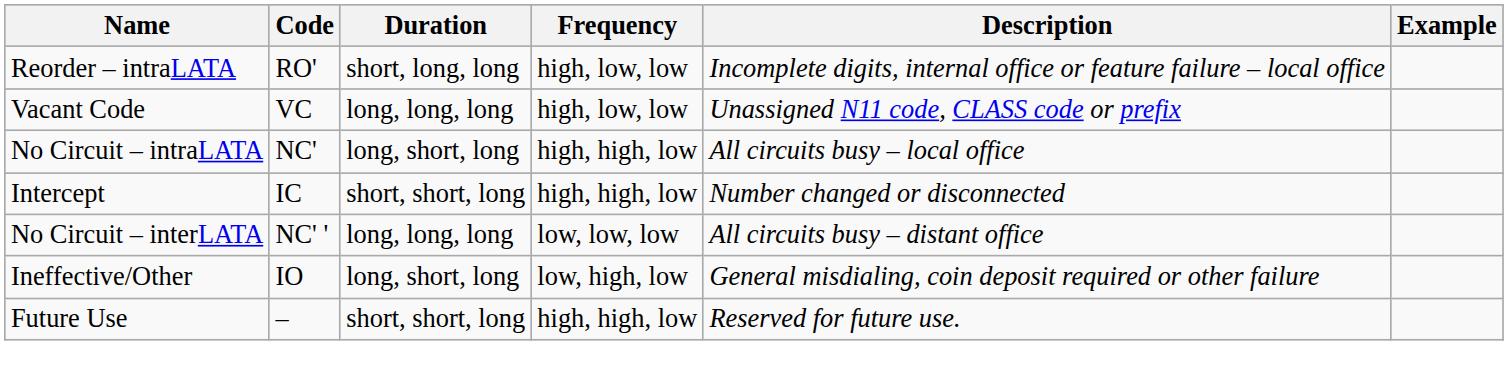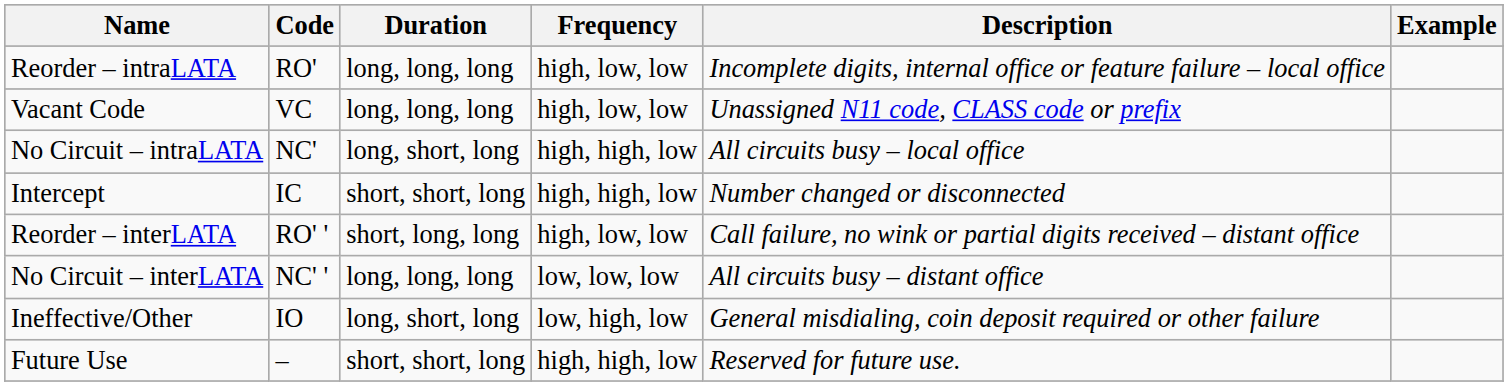(433, 67) short, long, long -> (430, 67) long, long, long
+ row: (123, 234)
